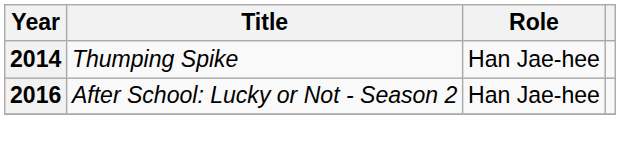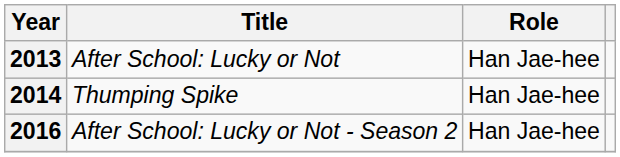+ row: (36, 59)
